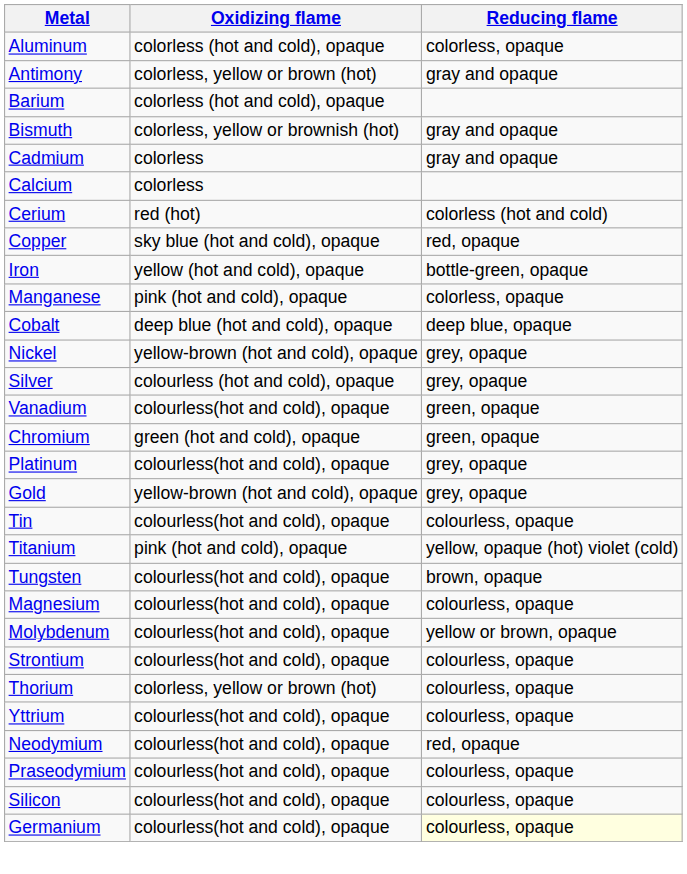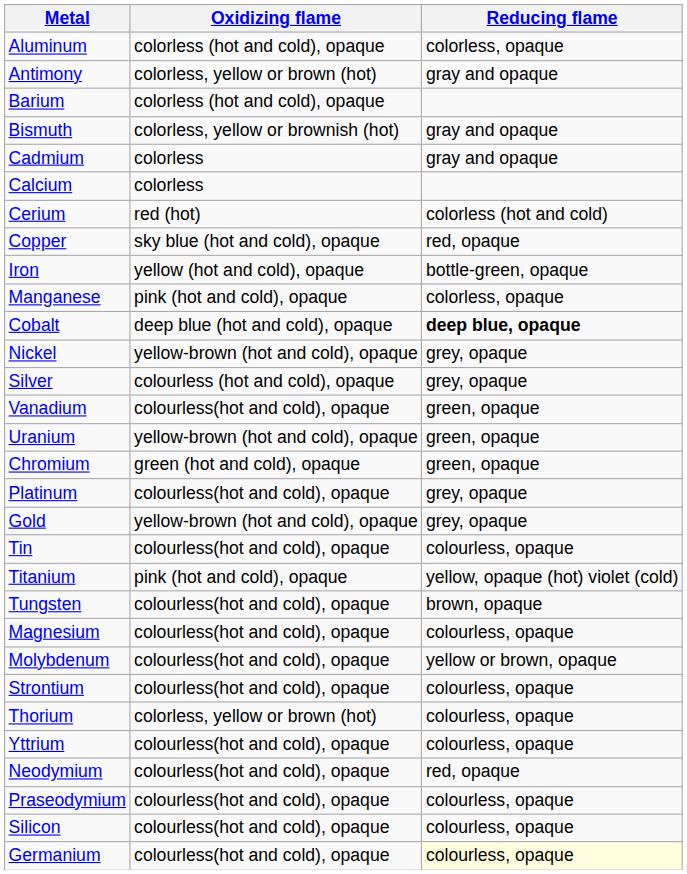(499, 325) normal -> (503, 325) bold
+ row: (42, 437)
